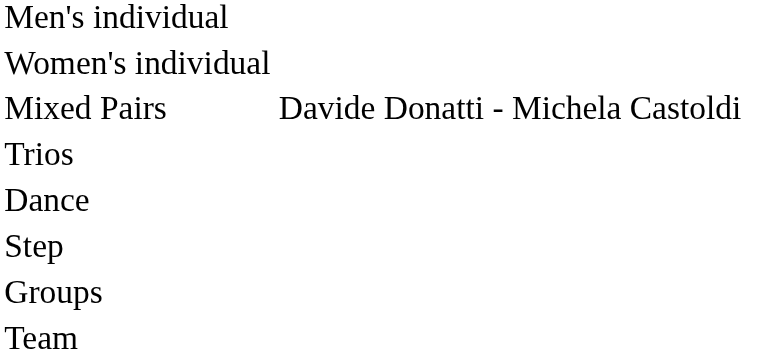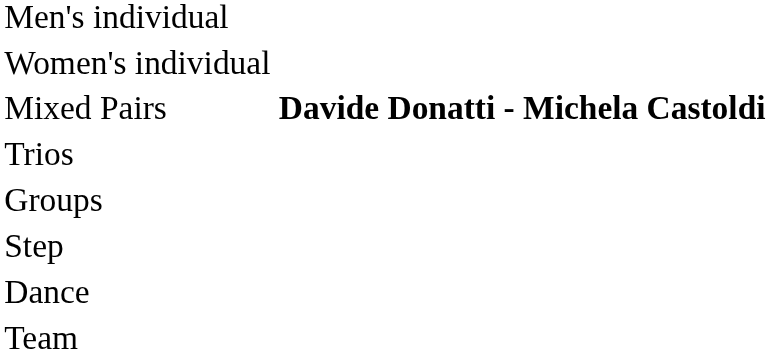(510, 108) normal -> (522, 108) bold
rows swapped: (53, 292) <-> (47, 200)
